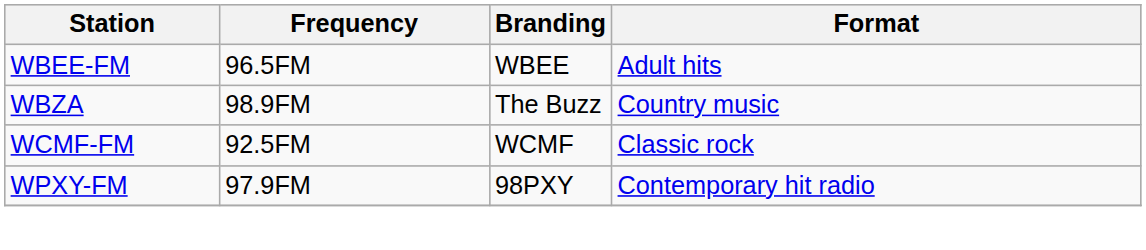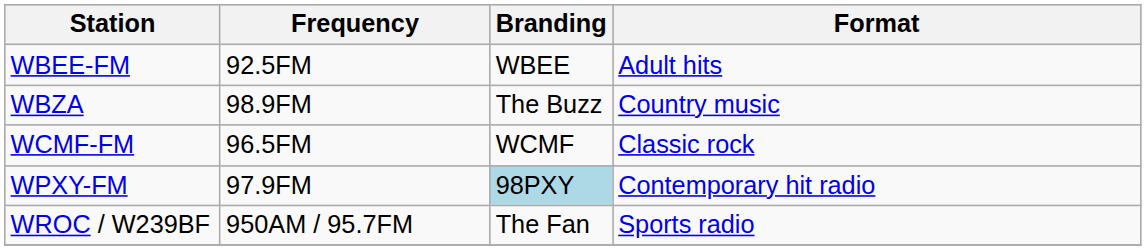(268, 64) 96.5FM -> (269, 64) 92.5FM
(268, 144) 92.5FM -> (269, 144) 96.5FM
(534, 184) no background -> (535, 184) lightblue background
+ row: (110, 225)
